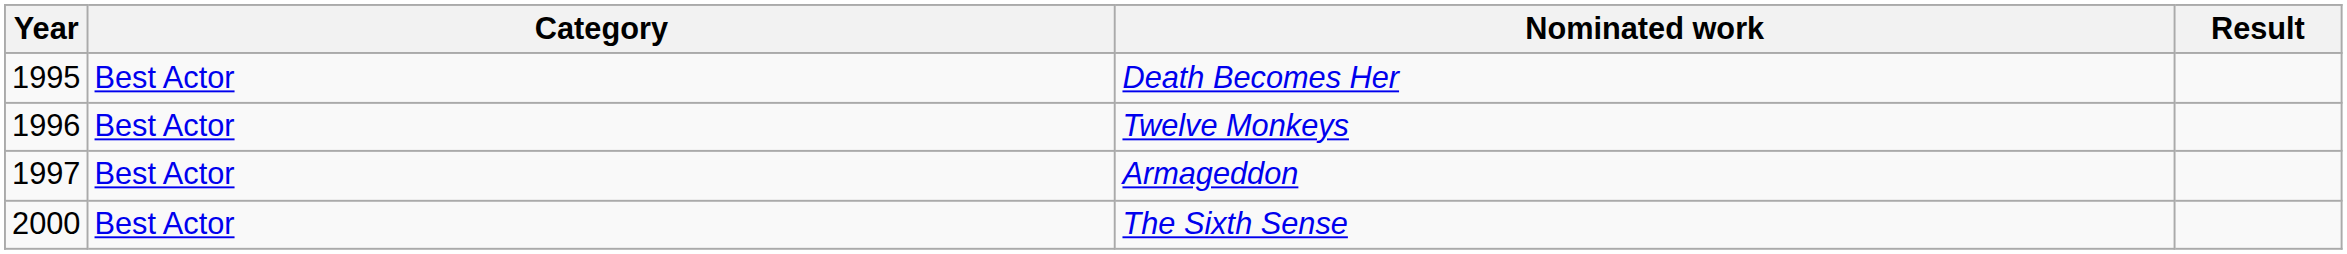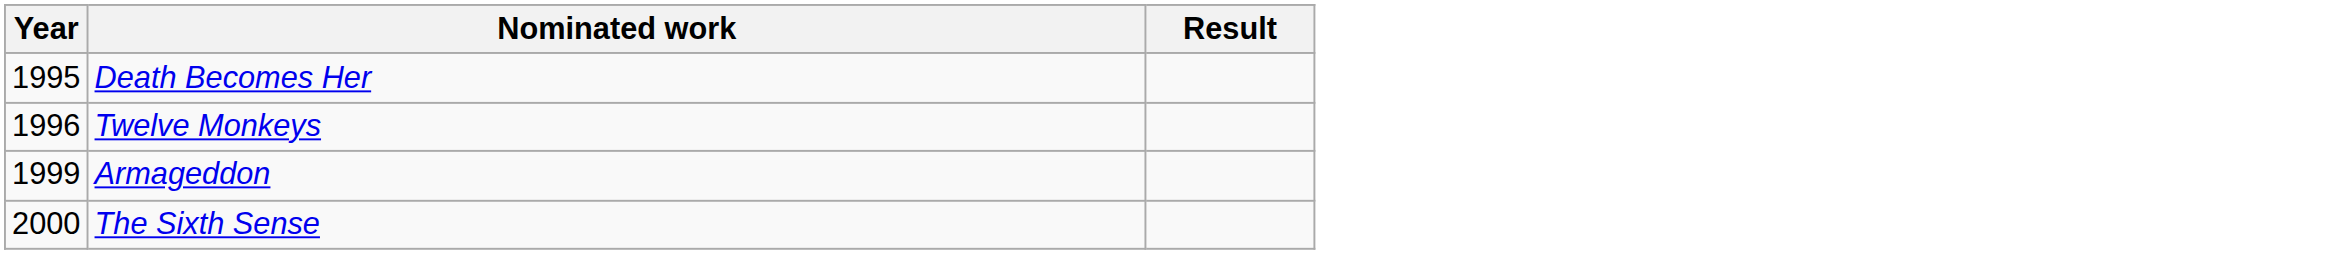- column: (601, 28)
(46, 175) 1997 -> (46, 175) 1999
